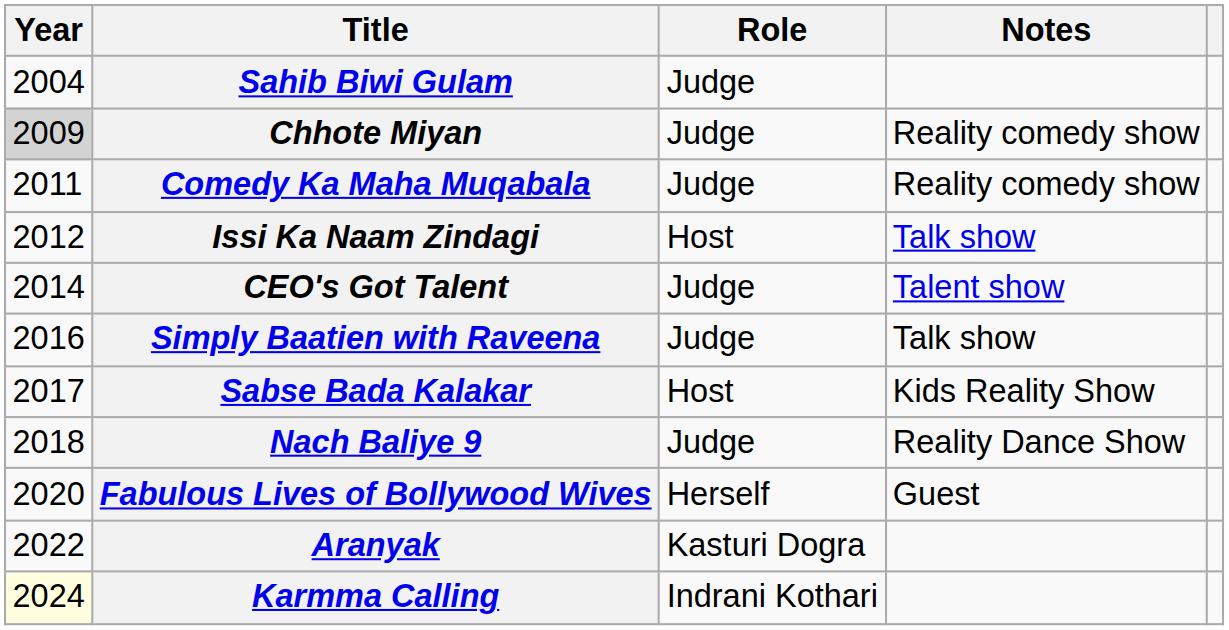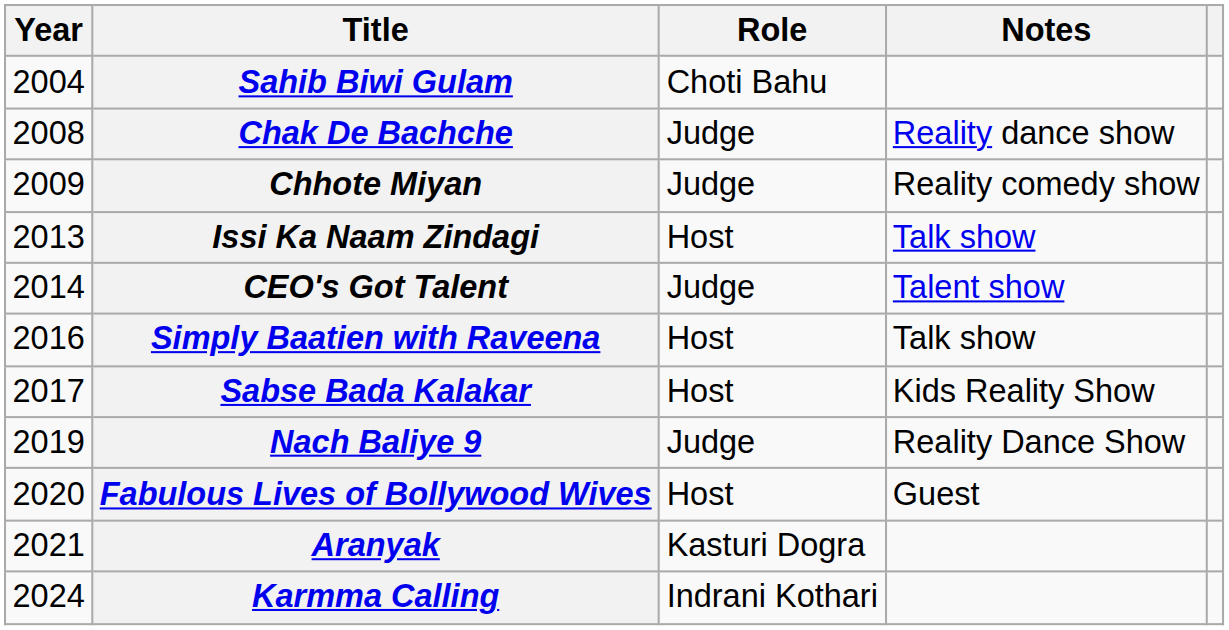(711, 81) Judge -> (747, 81) Choti Bahu
+ row: (376, 133)
(49, 133) lightgrey background -> (49, 184) no background
- row: (376, 184)
(49, 236) 2012 -> (49, 236) 2013
(711, 339) Judge -> (700, 339) Host
(49, 442) 2018 -> (49, 442) 2019
(718, 493) Herself -> (700, 493) Host
(49, 545) 2022 -> (49, 545) 2021
(49, 596) lightyellow background -> (49, 596) no background
